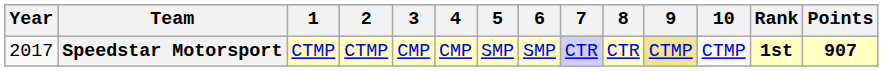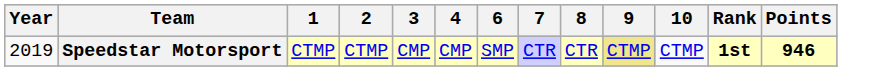- column: (498, 20)
(31, 51) 2017 -> (31, 51) 2019
(841, 51) 907 -> (799, 51) 946
